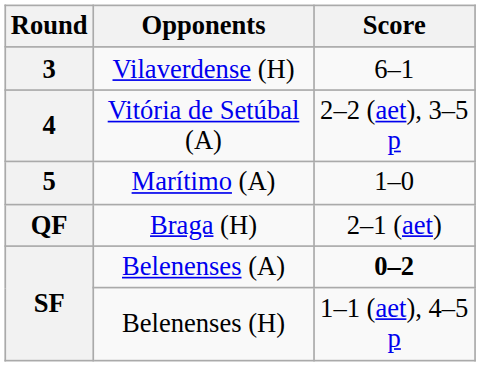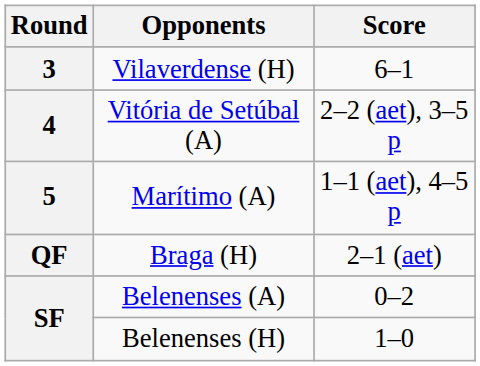(394, 182) 1–0 -> (394, 197) 1–1 (aet), 4–5 p
(394, 266) bold -> (394, 296) normal
(394, 323) 1–1 (aet), 4–5 p -> (394, 338) 1–0
